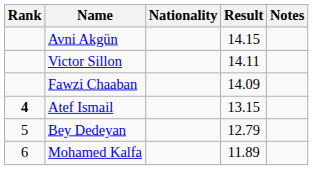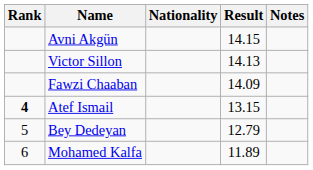(244, 61) 14.11 -> (244, 61) 14.13
